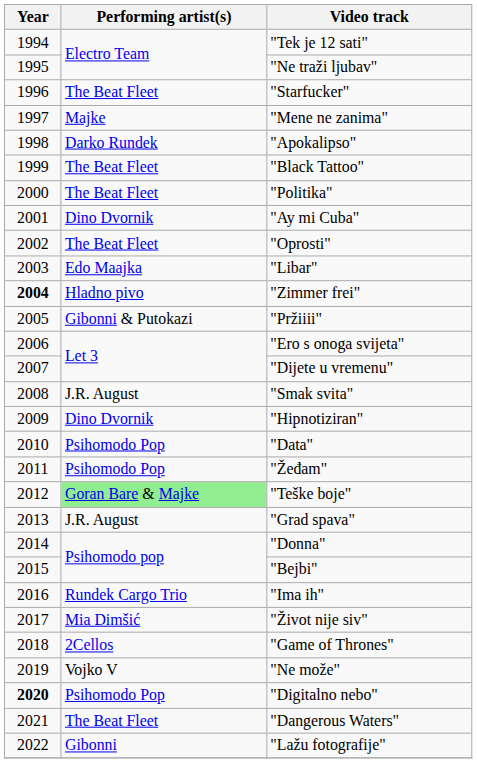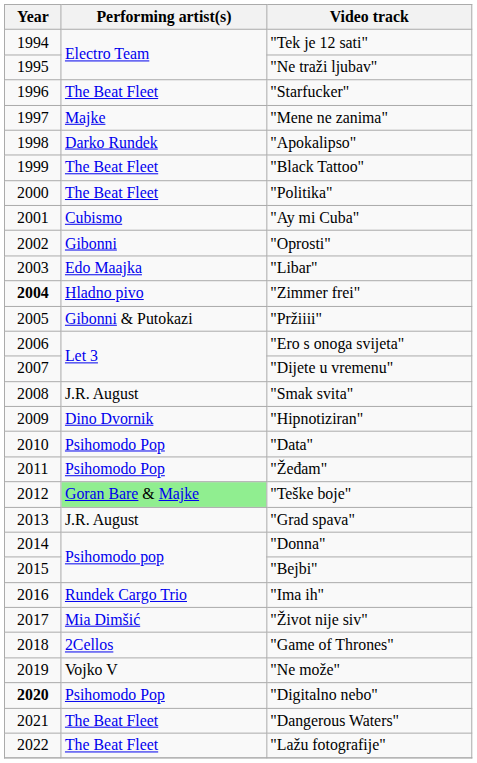(109, 218) Dino Dvornik -> (94, 218) Cubismo
(112, 243) The Beat Fleet -> (91, 243) Gibonni
(91, 745) Gibonni -> (112, 745) The Beat Fleet
